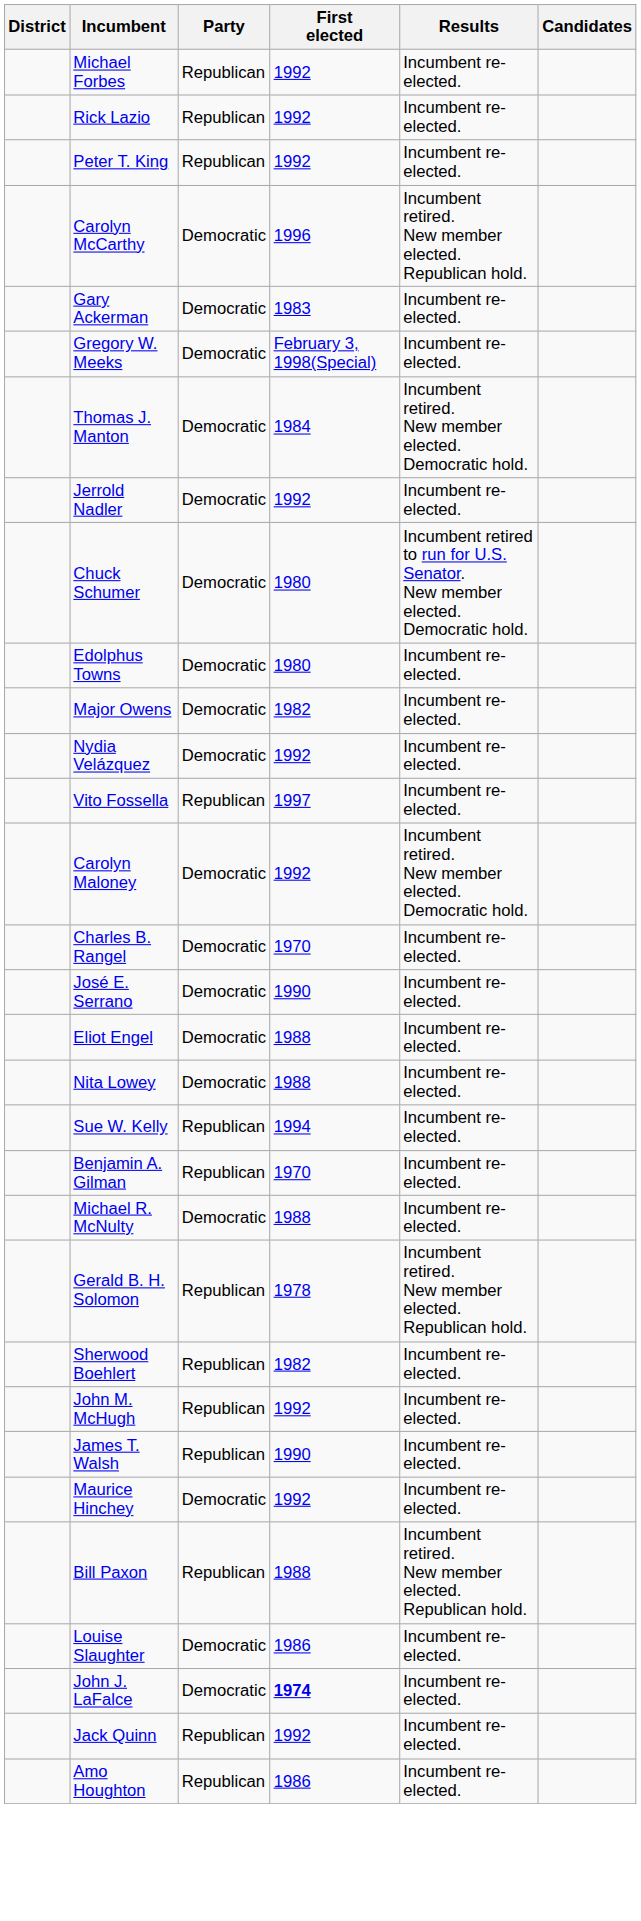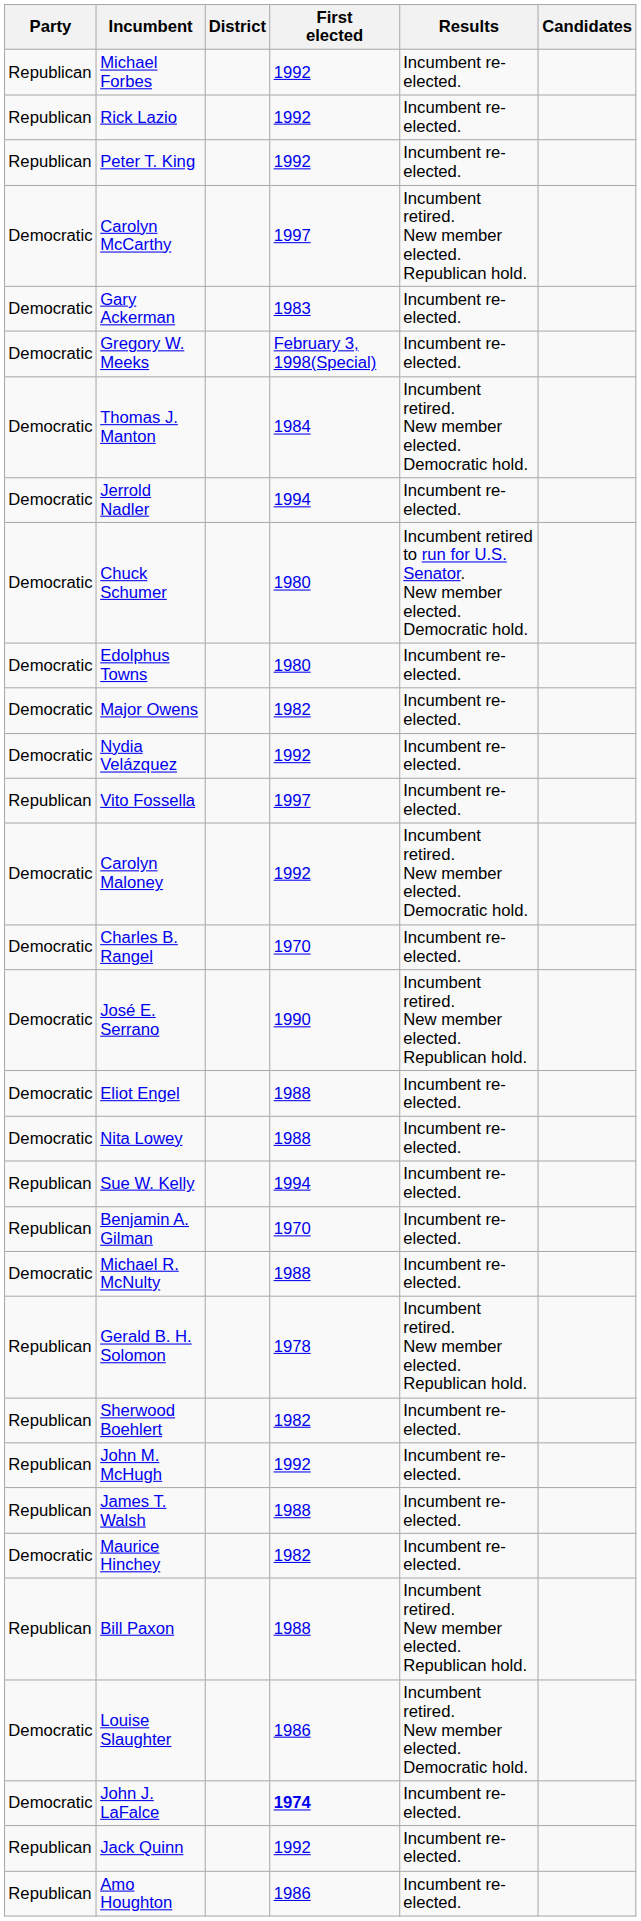columns swapped: (37, 27) <-> (224, 27)
(292, 235) 1996 -> (292, 235) 1997
(292, 500) 1992 -> (292, 500) 1994
(455, 992) Incumbent re-elected. -> (465, 1020) Incumbent retired. New member elected. Republican hold.
(292, 1454) 1990 -> (292, 1510) 1988
(292, 1499) 1992 -> (292, 1555) 1982
(455, 1645) Incumbent re-elected. -> (466, 1730) Incumbent retired. New member elected. Democratic hold.
